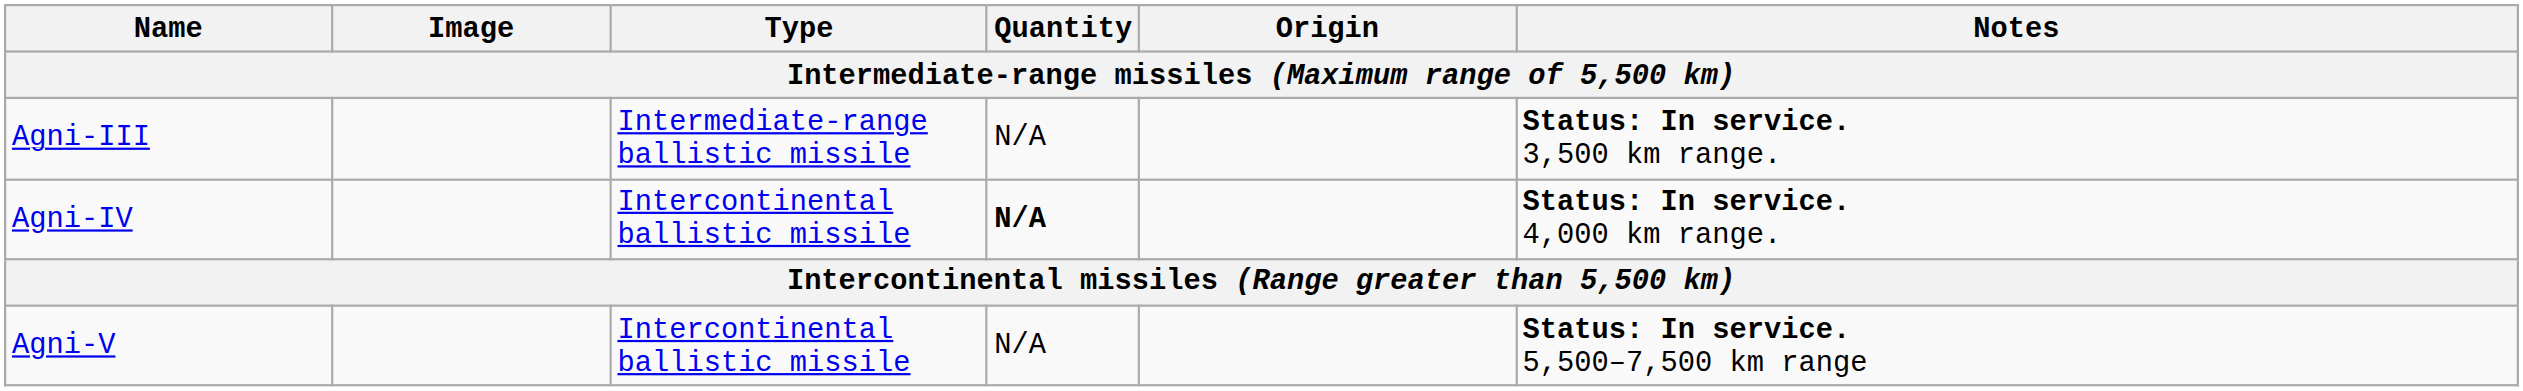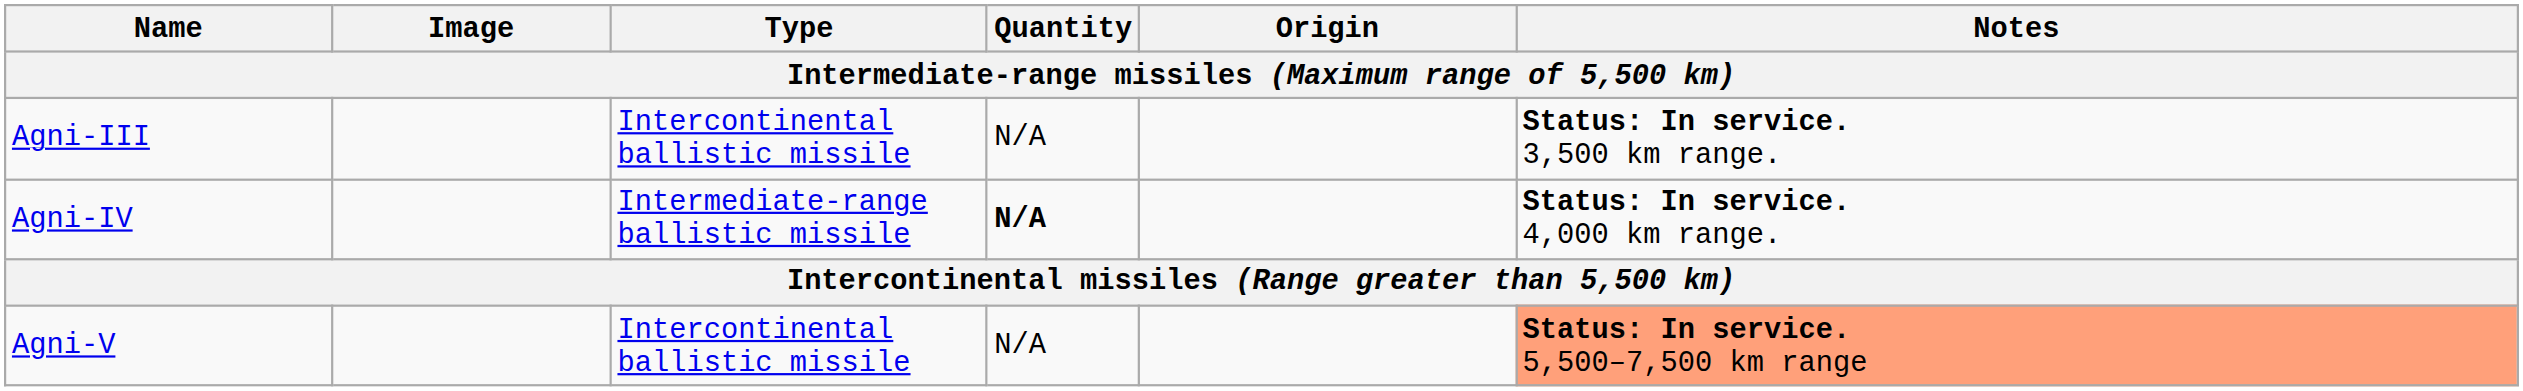(773, 139) Intermediate-range ballistic missile -> (764, 139) Intercontinental ballistic missile
(764, 219) Intercontinental ballistic missile -> (773, 219) Intermediate-range ballistic missile
(1695, 346) no background -> (1695, 346) lightsalmon background
